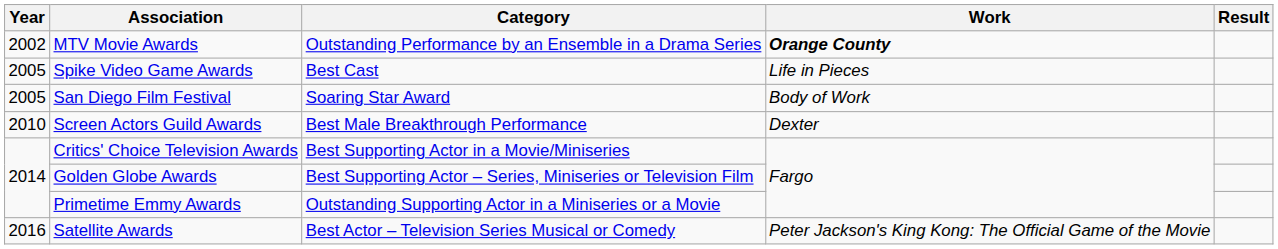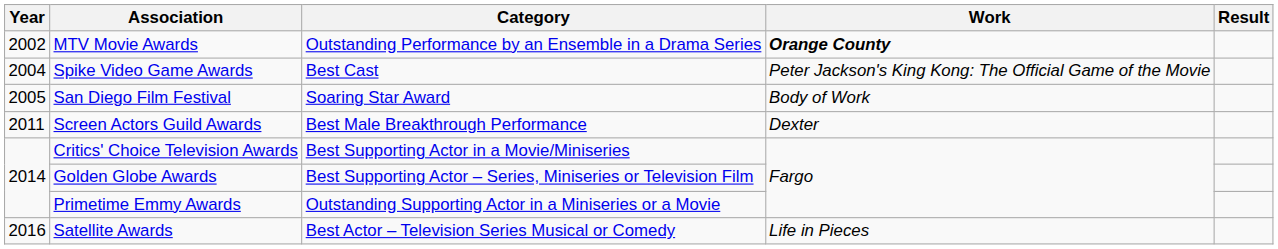(27, 71) 2005 -> (27, 71) 2004
(819, 71) Life in Pieces -> (990, 71) Peter Jackson's King Kong: The Official Game of the Movie
(27, 124) 2010 -> (26, 124) 2011
(990, 230) Peter Jackson's King Kong: The Official Game of the Movie -> (819, 230) Life in Pieces
